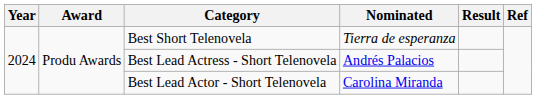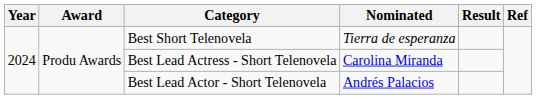(388, 60) Andrés Palacios -> (393, 60) Carolina Miranda
(393, 82) Carolina Miranda -> (388, 82) Andrés Palacios
